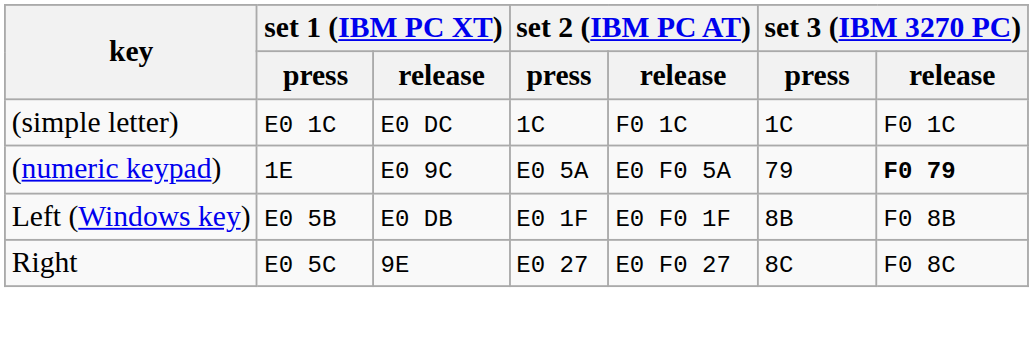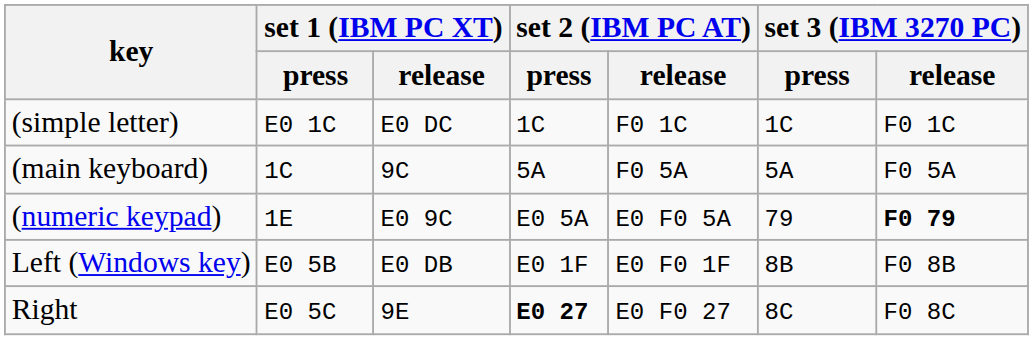+ row: (110, 168)
(552, 266) normal -> (552, 310) bold
